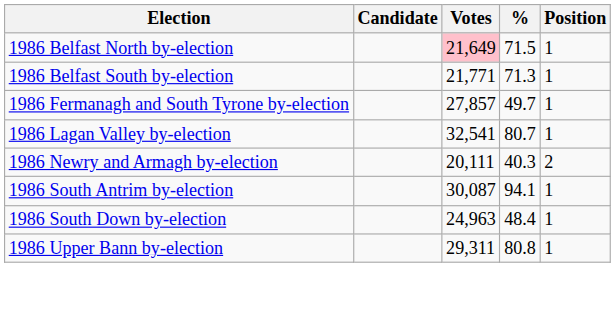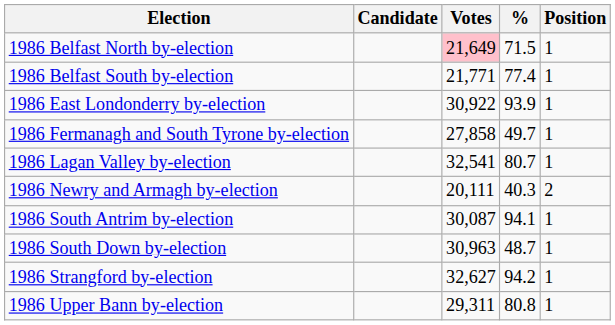(520, 76) 71.3 -> (520, 76) 77.4
+ row: (137, 104)
(471, 104) 27,857 -> (471, 133) 27,858
(471, 219) 24,963 -> (471, 248) 30,963
(520, 219) 48.4 -> (520, 248) 48.7
+ row: (111, 276)
